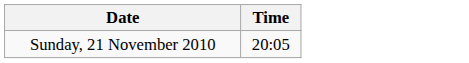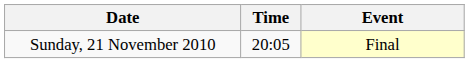+ column: (382, 17)
